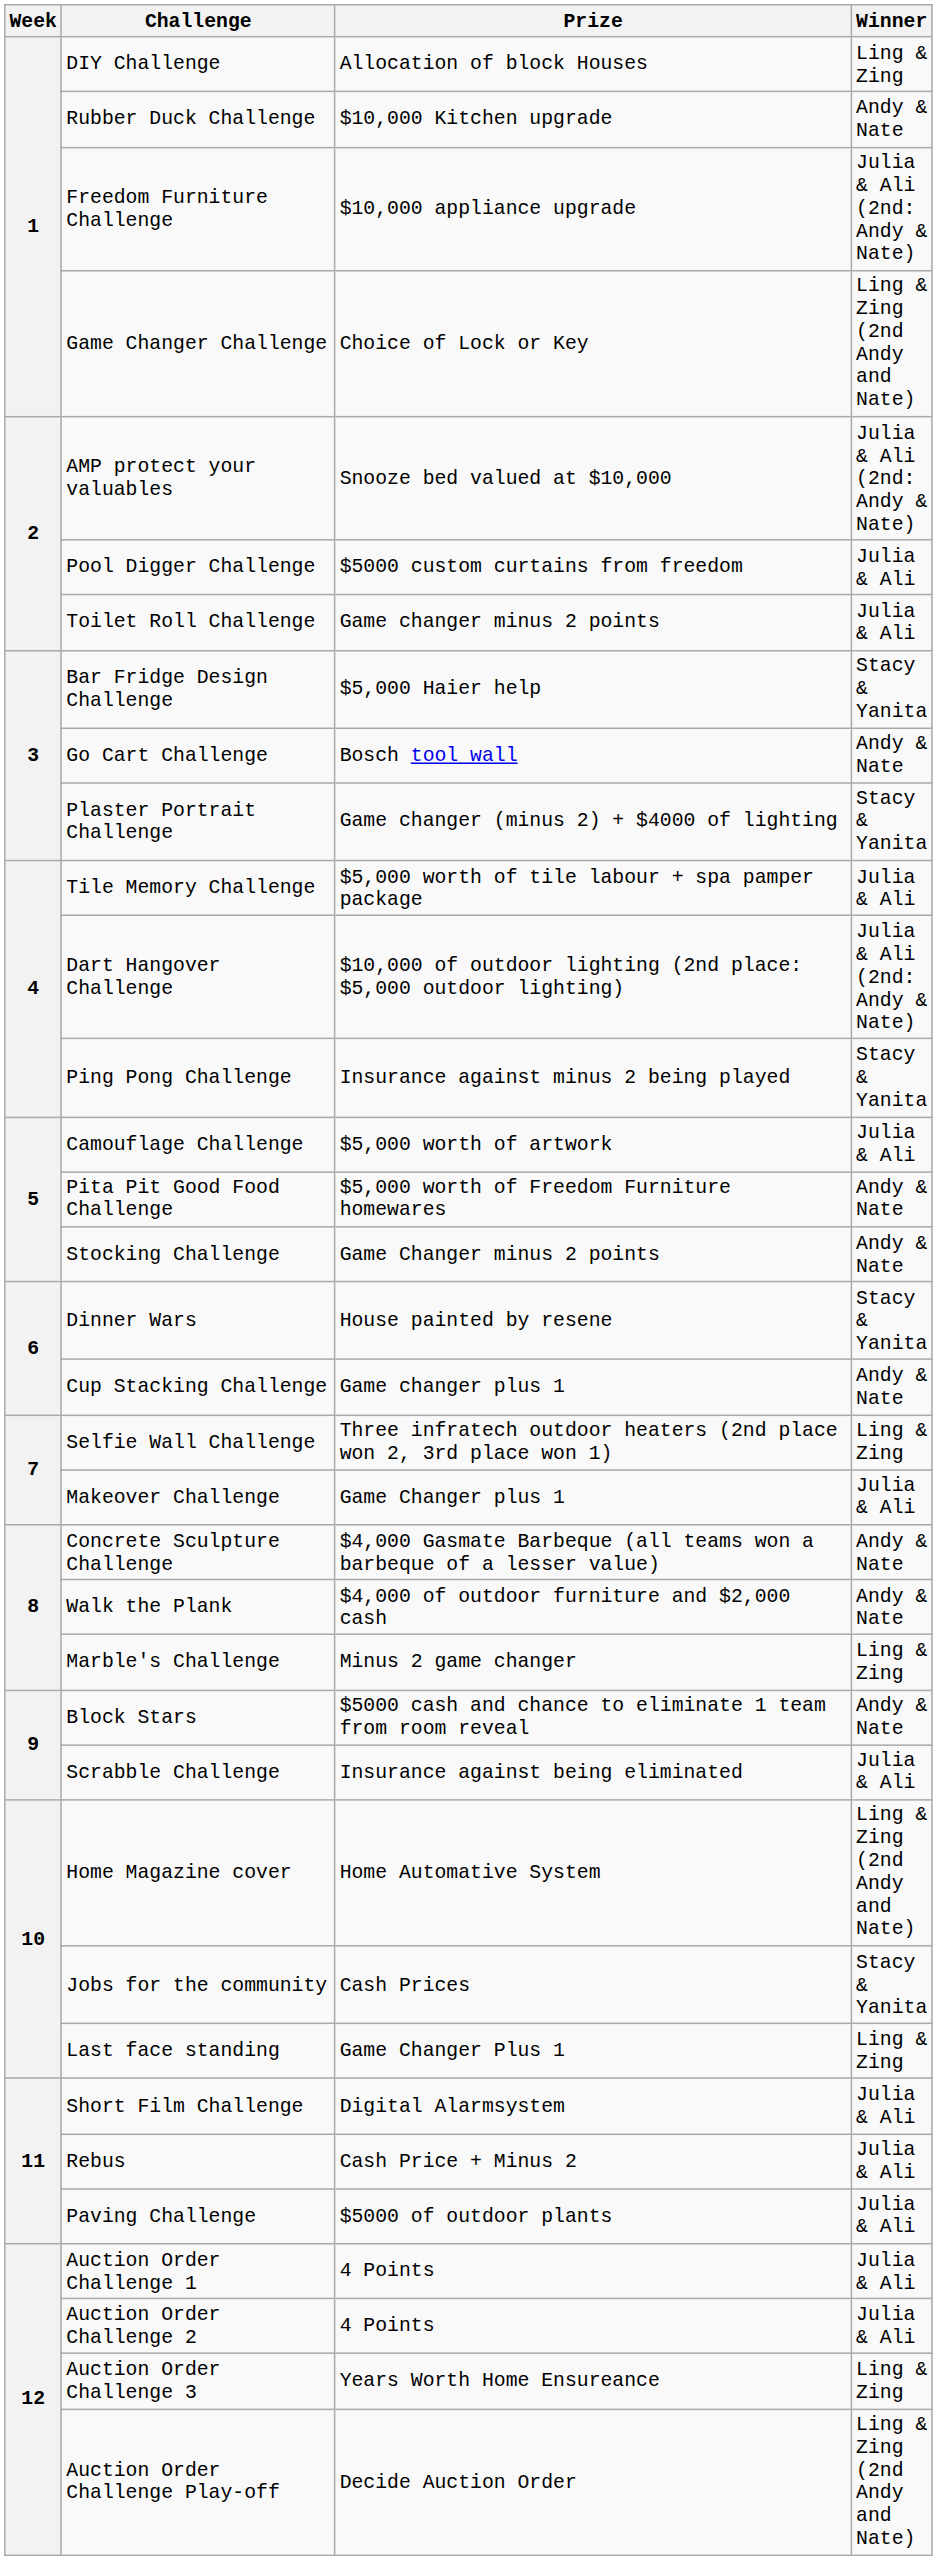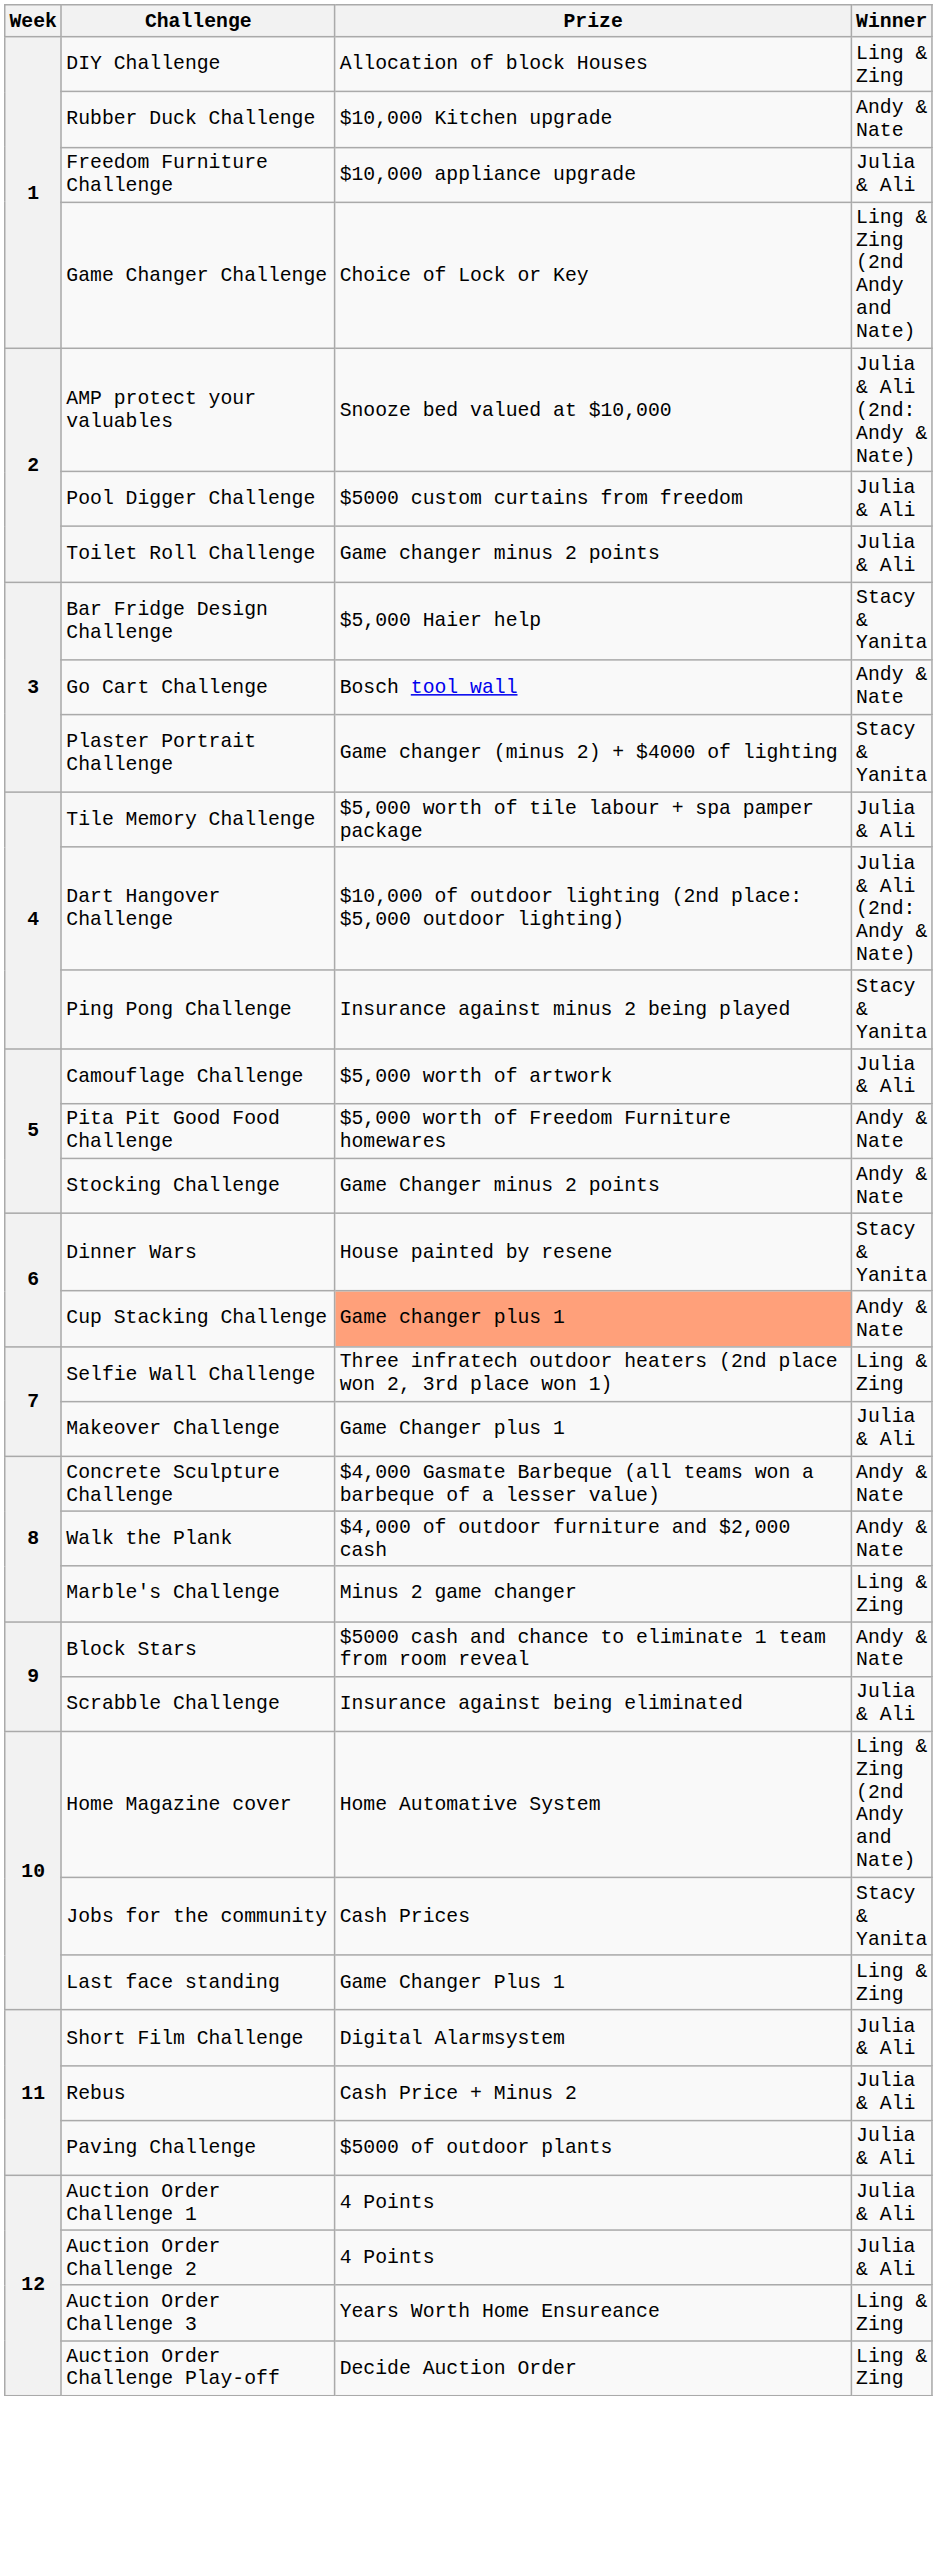(892, 209) Julia & Ali (2nd: Andy & Nate) -> (886, 174) Julia & Ali
(452, 1387) no background -> (452, 1319) lightsalmon background
(892, 2482) Ling & Zing (2nd Andy and Nate) -> (892, 2368) Ling & Zing
